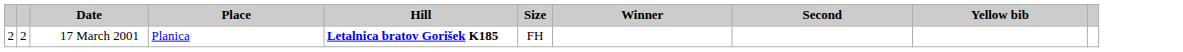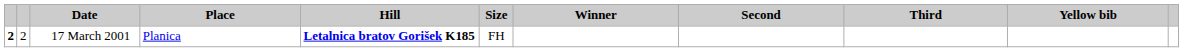+ column: (926, 14)
(11, 35) normal -> (11, 35) bold
